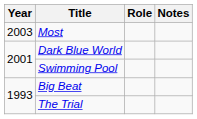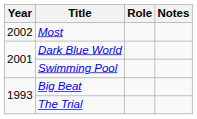(20, 31) 2003 -> (20, 31) 2002
